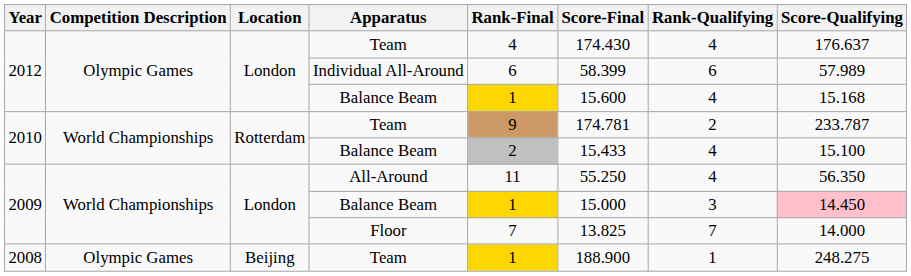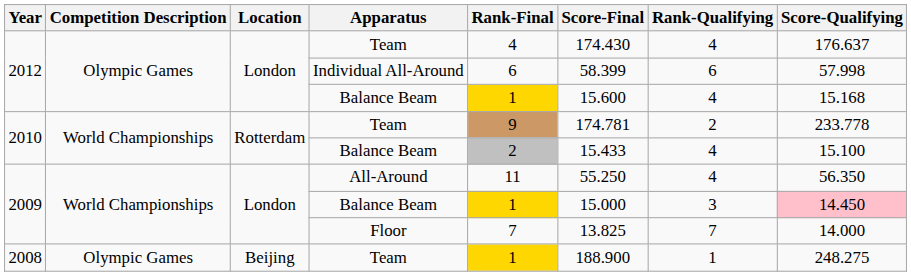(842, 71) 57.989 -> (842, 71) 57.998
(842, 124) 233.787 -> (842, 124) 233.778
